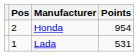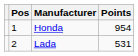(14, 28) 2 -> (14, 28) 1
(14, 44) 1 -> (14, 44) 2
